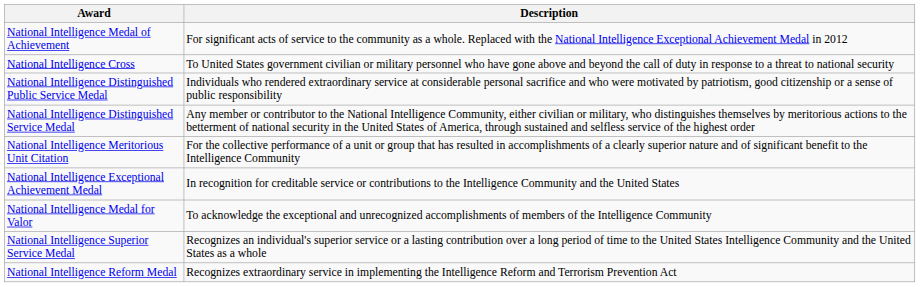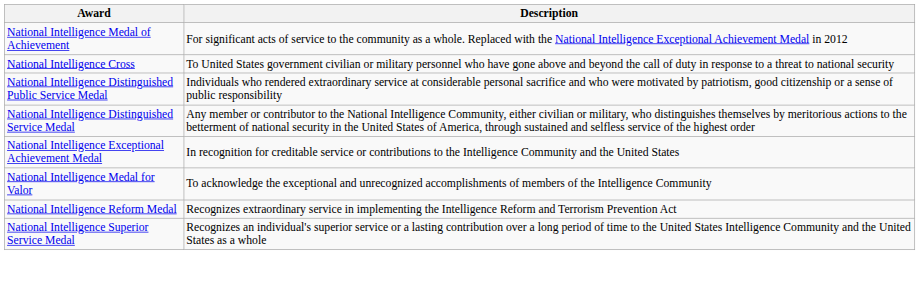- row: (85, 152)
rows swapped: (92, 272) <-> (78, 247)
